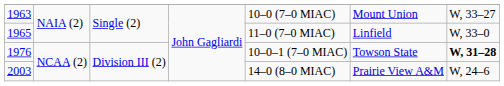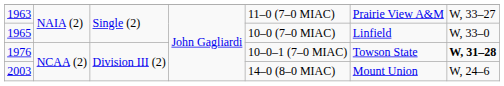(292, 14) 10–0 (7–0 MIAC) -> (291, 14) 11–0 (7–0 MIAC)
(385, 14) Mount Union -> (398, 14) Prairie View A&M
(291, 33) 11–0 (7–0 MIAC) -> (292, 33) 10–0 (7–0 MIAC)
(398, 71) Prairie View A&M -> (385, 71) Mount Union
